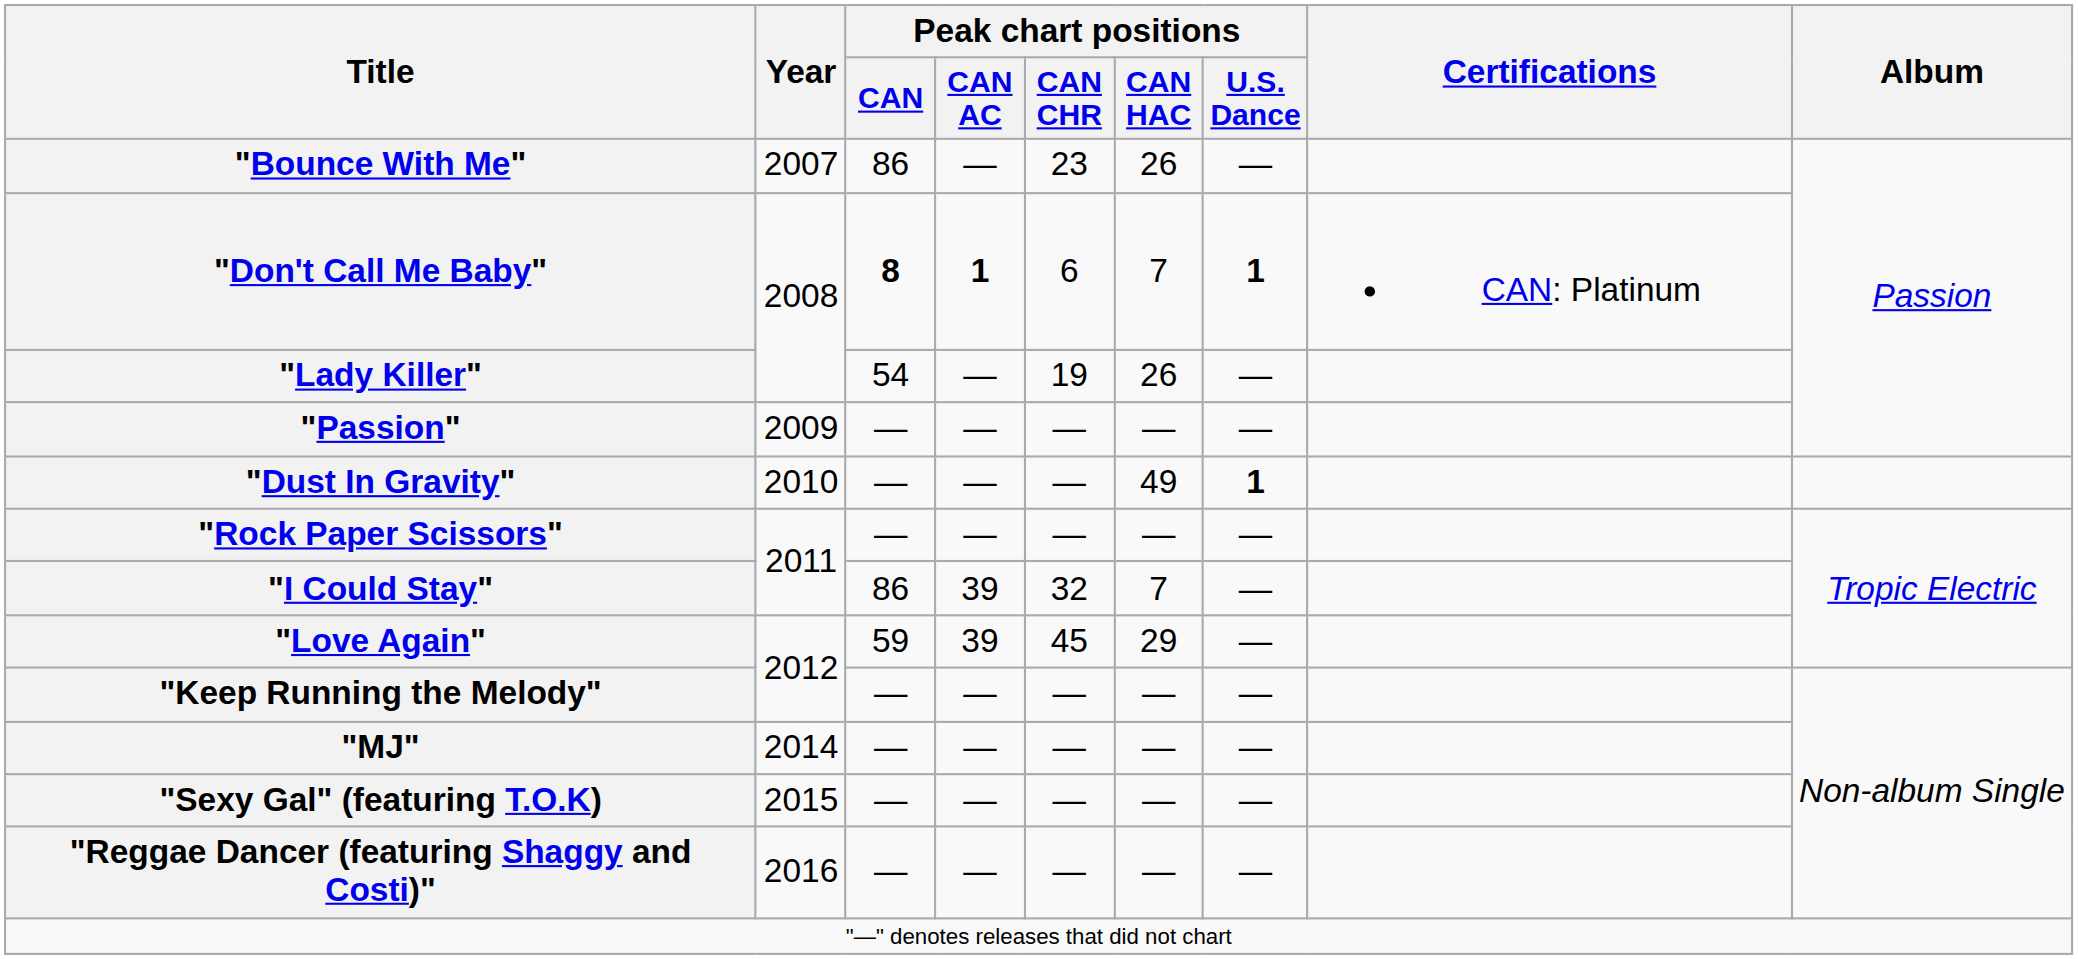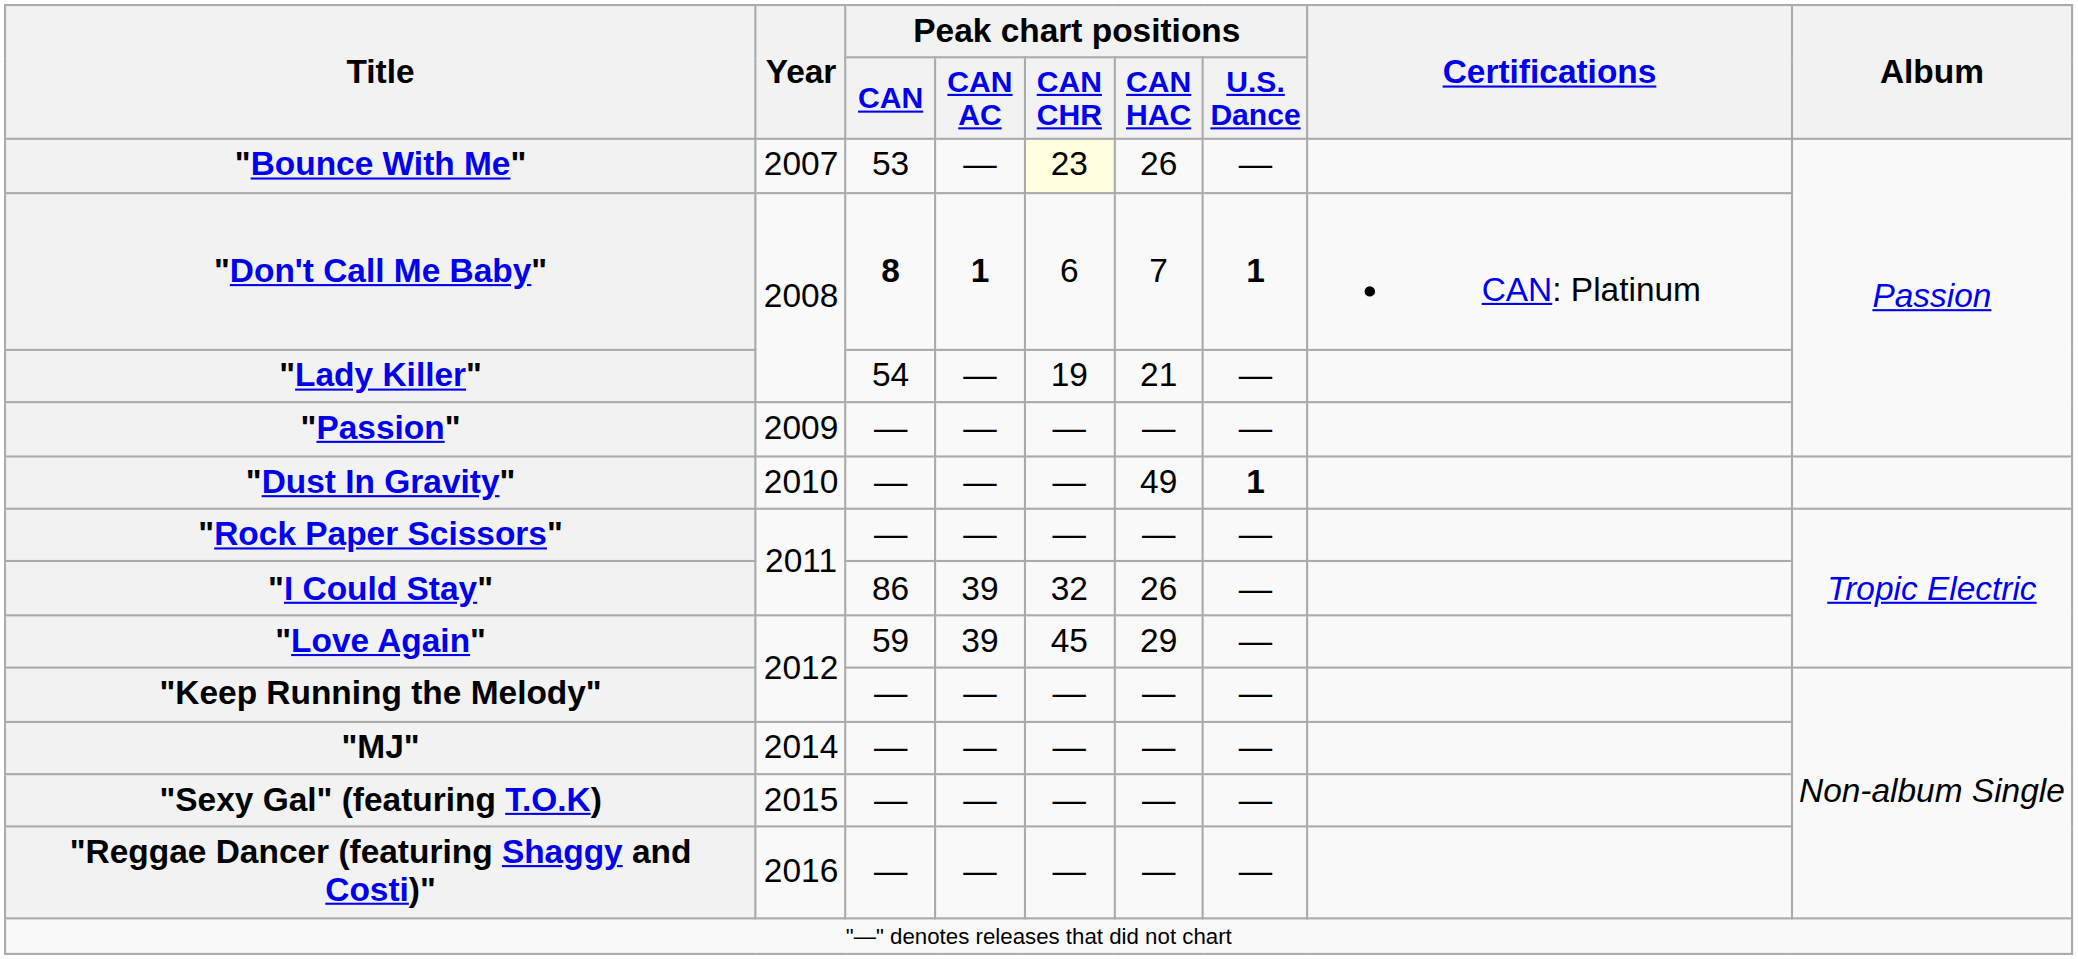(891, 165) 86 -> (891, 165) 53
(1069, 165) no background -> (1069, 165) lightyellow background
(1159, 375) 26 -> (1159, 375) 21
(1159, 587) 7 -> (1159, 587) 26
